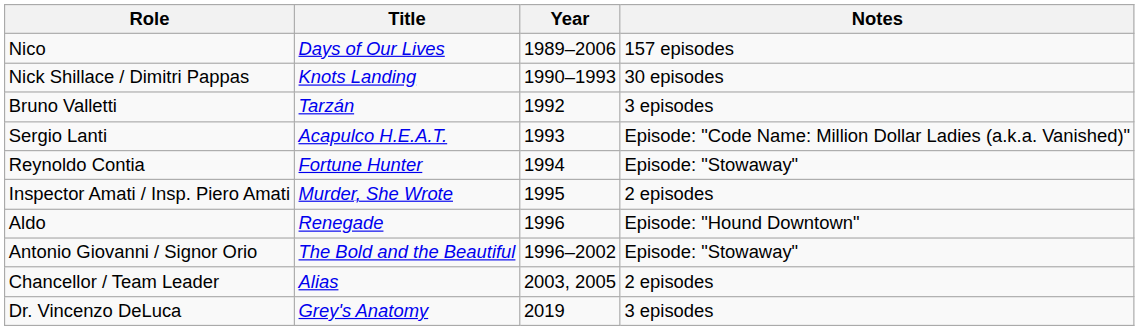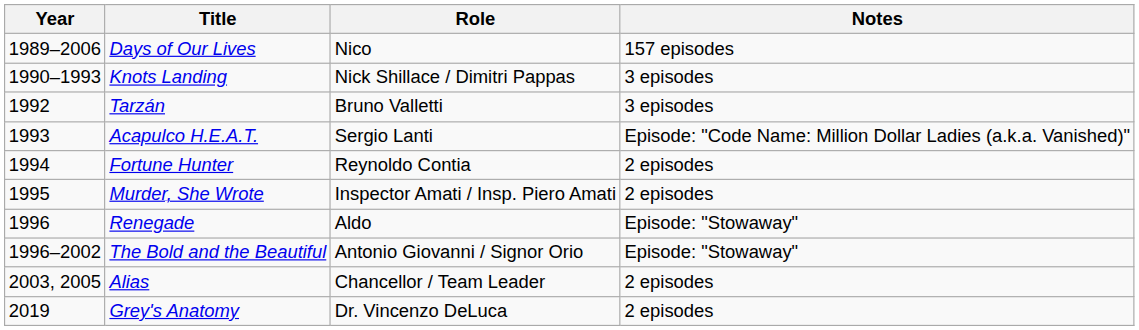columns swapped: (570, 19) <-> (149, 19)
(674, 77) 30 episodes -> (669, 77) 3 episodes
(711, 164) Episode: "Stowaway" -> (669, 164) 2 episodes
(742, 223) Episode: "Hound Downtown" -> (711, 223) Episode: "Stowaway"
(669, 310) 3 episodes -> (669, 310) 2 episodes
